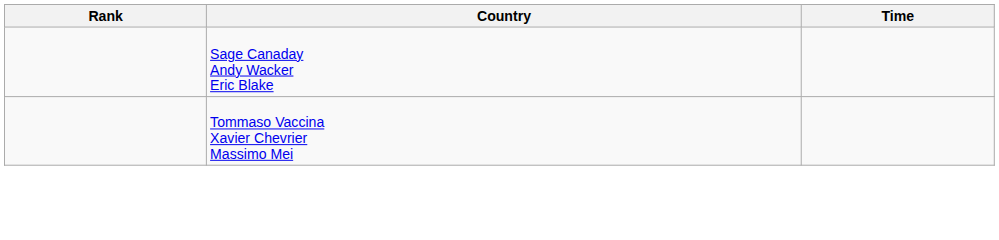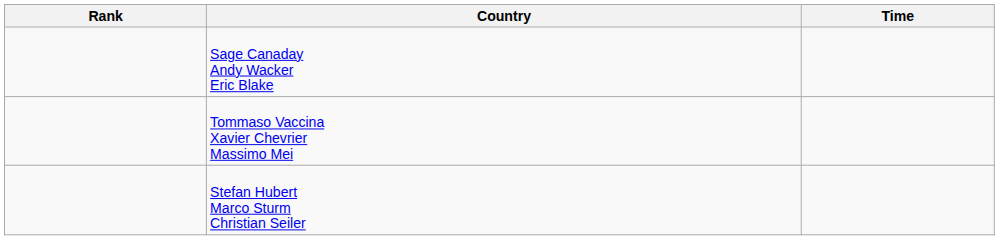+ row: (258, 208)
